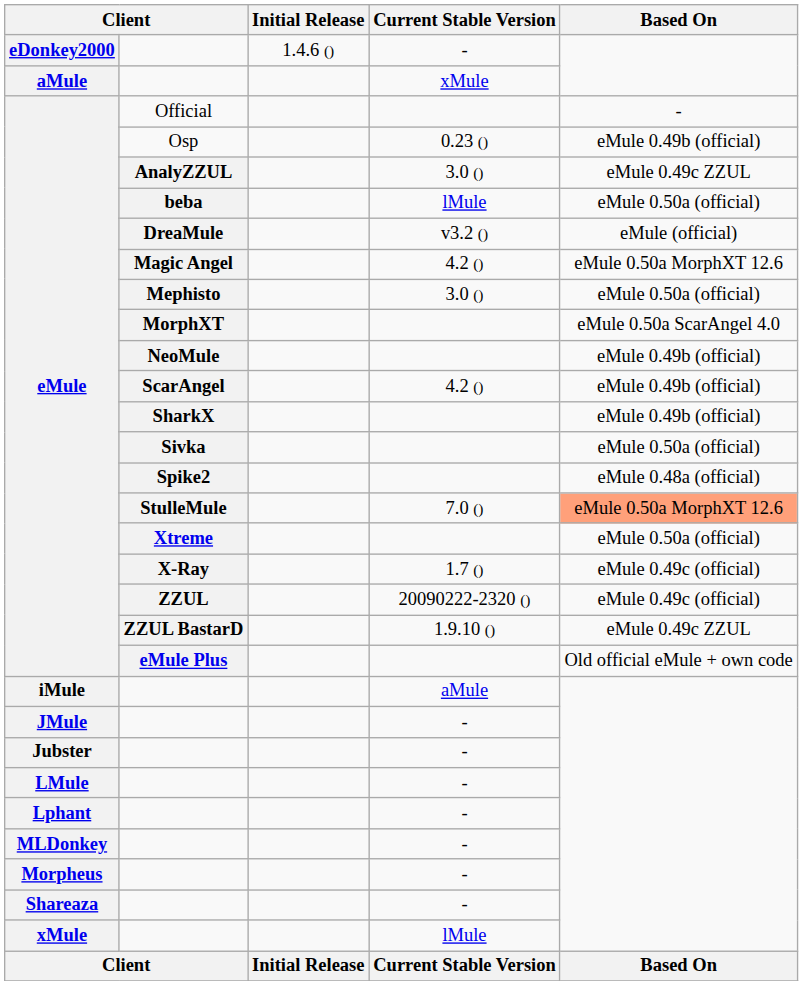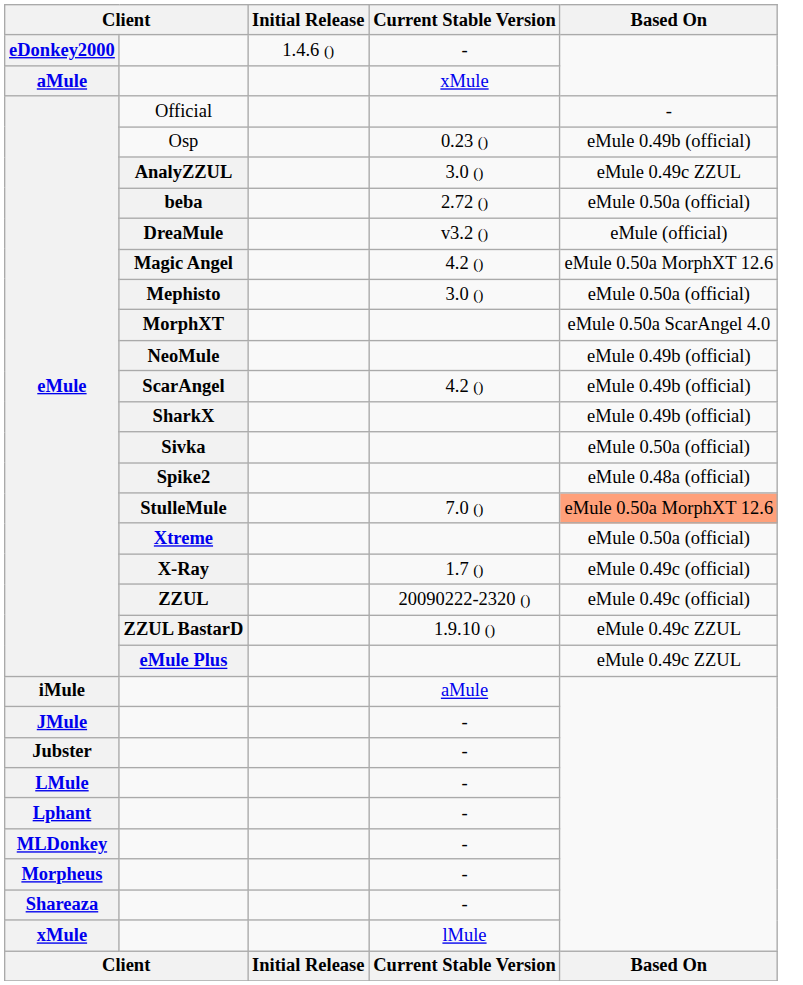(464, 202) lMule -> (464, 202) 2.72 ()
(679, 660) Old official eMule + own code -> (669, 660) eMule 0.49c ZZUL
